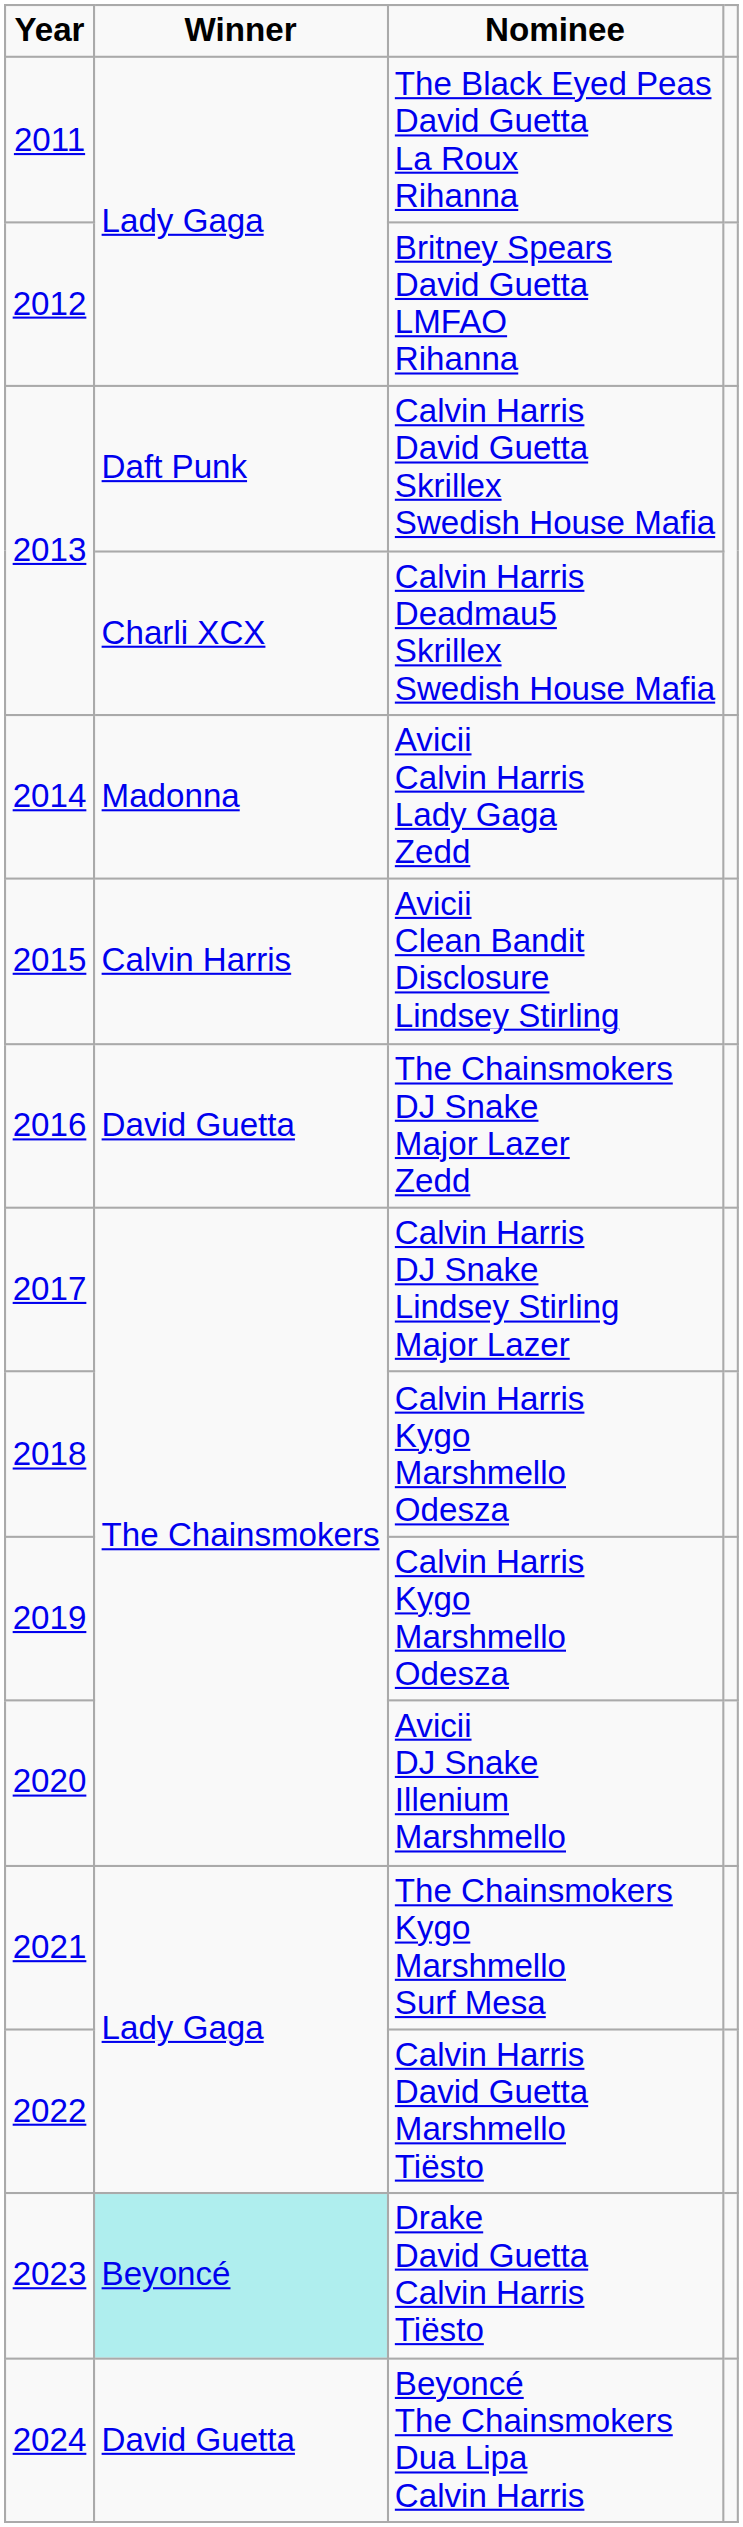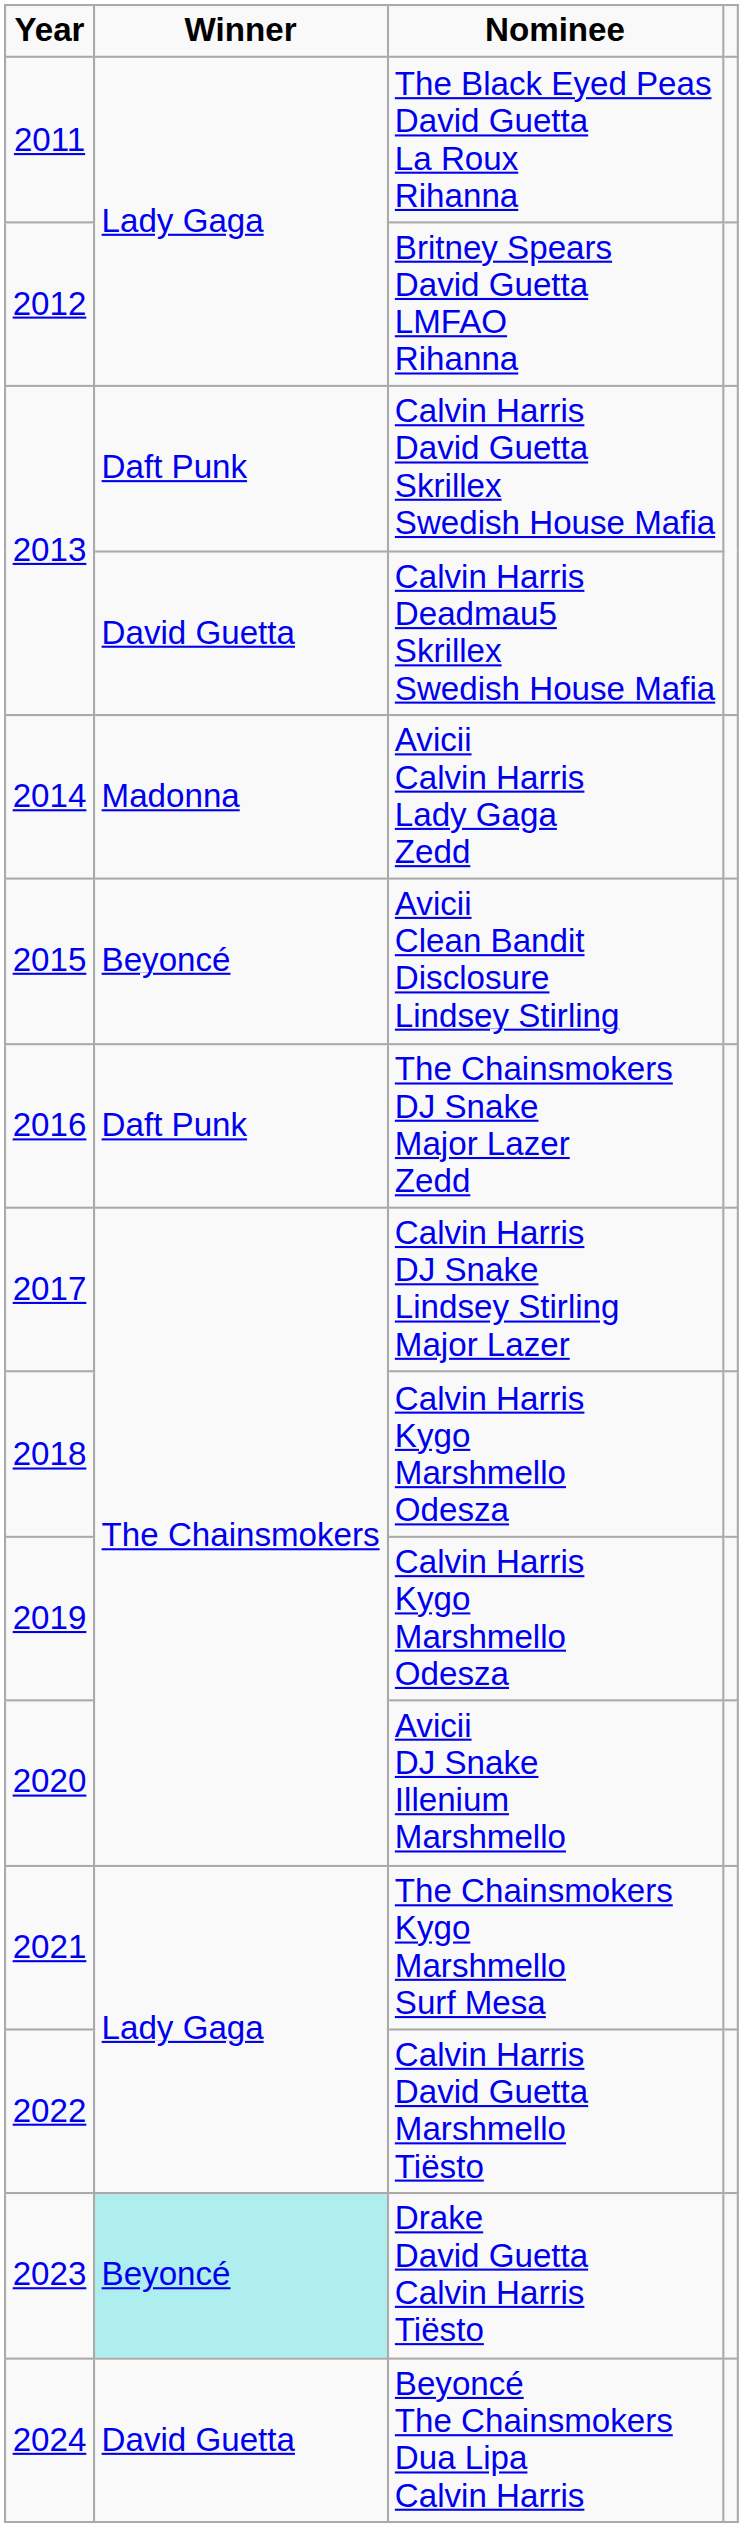(184, 632) Charli XCX -> (198, 632) David Guetta
(196, 960) Calvin Harris -> (166, 960) Beyoncé
(198, 1125) David Guetta -> (174, 1125) Daft Punk
